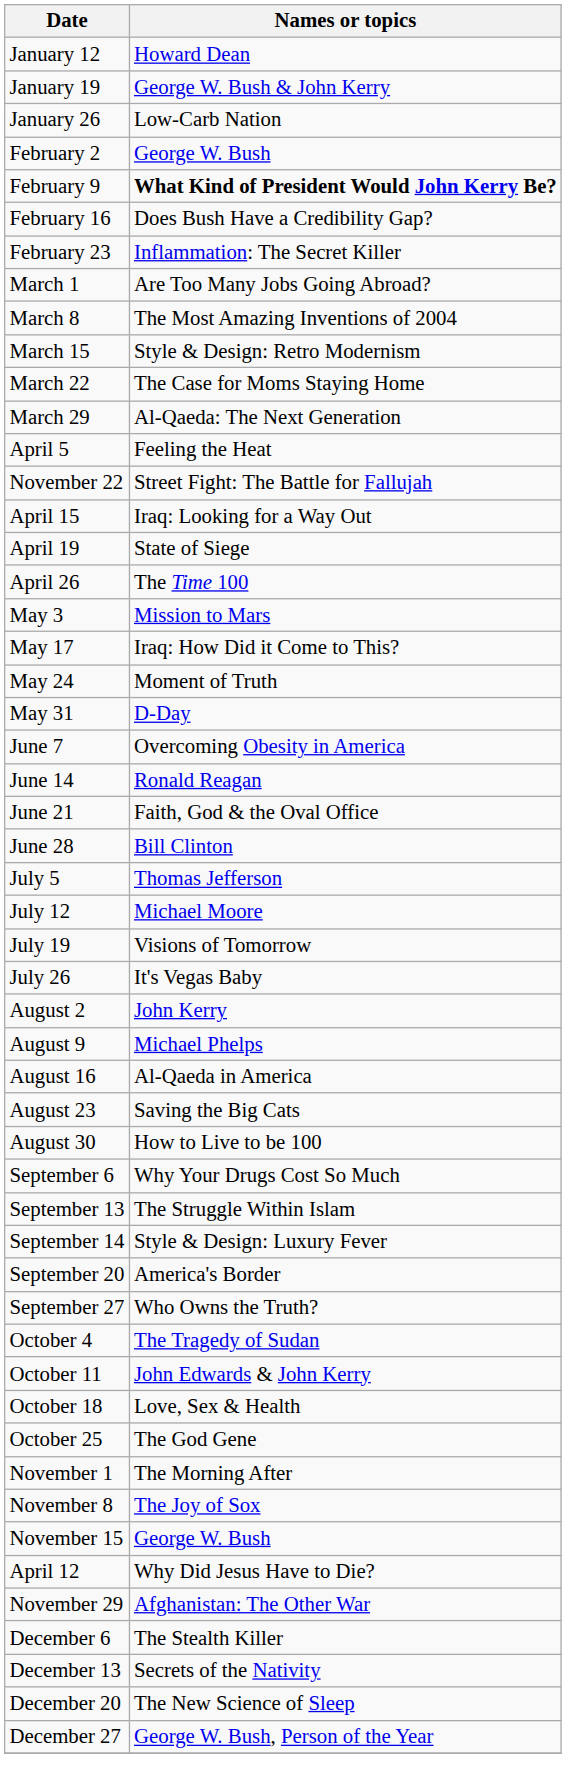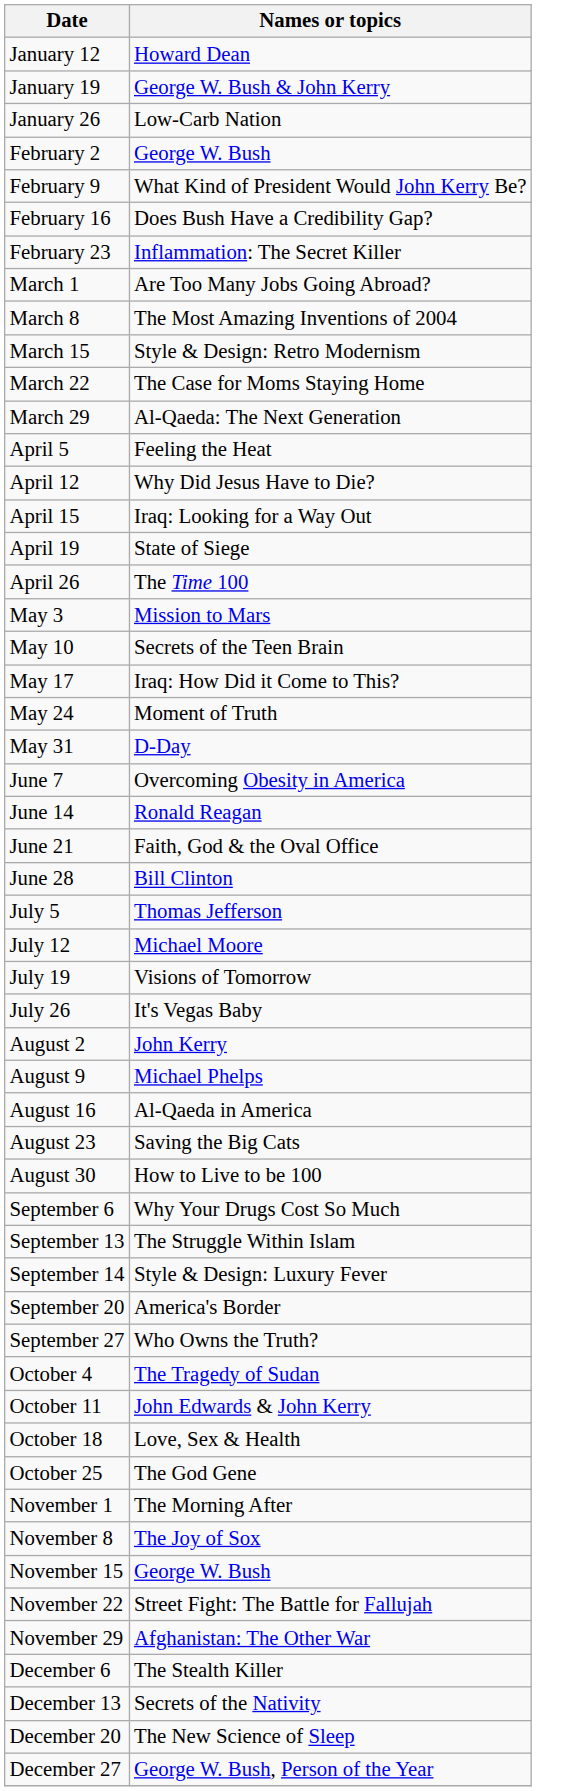(345, 185) bold -> (330, 185) normal
rows swapped: (44, 1571) <-> (66, 482)
+ row: (42, 647)
